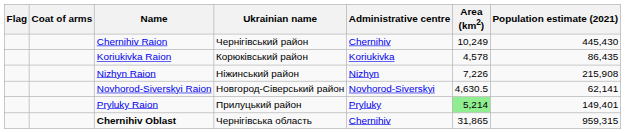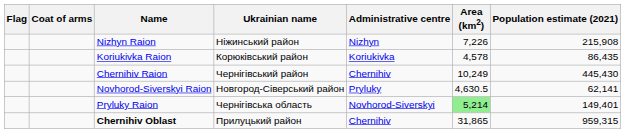rows swapped: (132, 41) <-> (126, 73)
(392, 89) Novhorod-Siverskyi -> (365, 89) Pryluky
(259, 104) Прилуцький район -> (264, 104) Чернігівська область
(365, 104) Pryluky -> (392, 104) Novhorod-Siverskyi
(264, 120) Чернігівська область -> (259, 120) Прилуцький район
